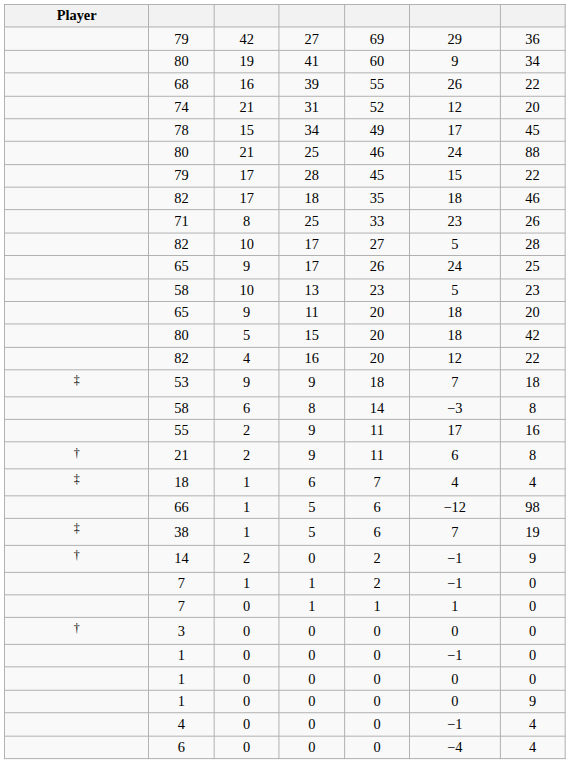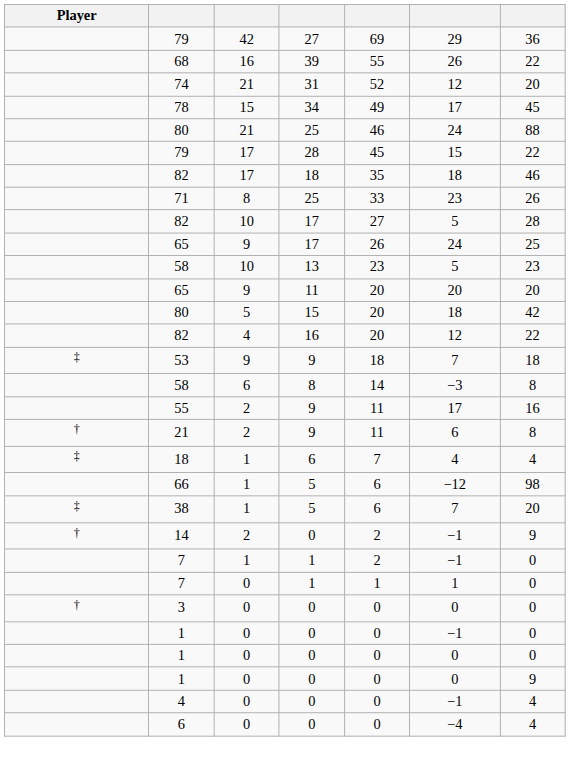- row: (181, 61)
(455, 312) 18 -> (455, 289) 20
(533, 531) 19 -> (533, 509) 20
